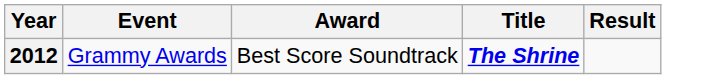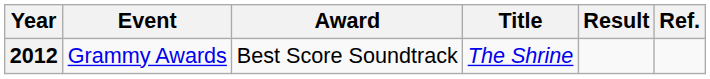+ column: (680, 21)
(524, 55) bold -> (521, 55) normal
